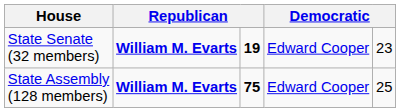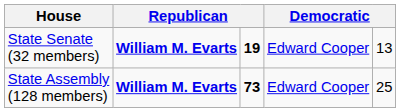(384, 47) 23 -> (384, 47) 13
(252, 87) 75 -> (252, 87) 73
